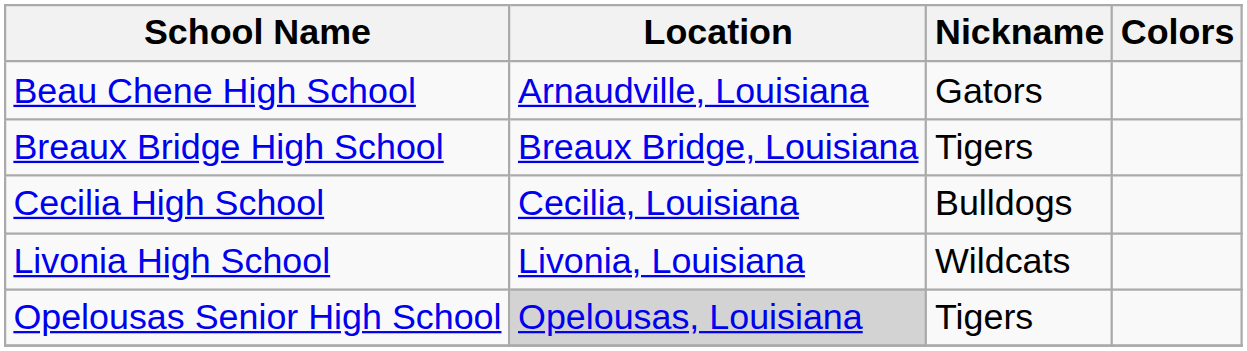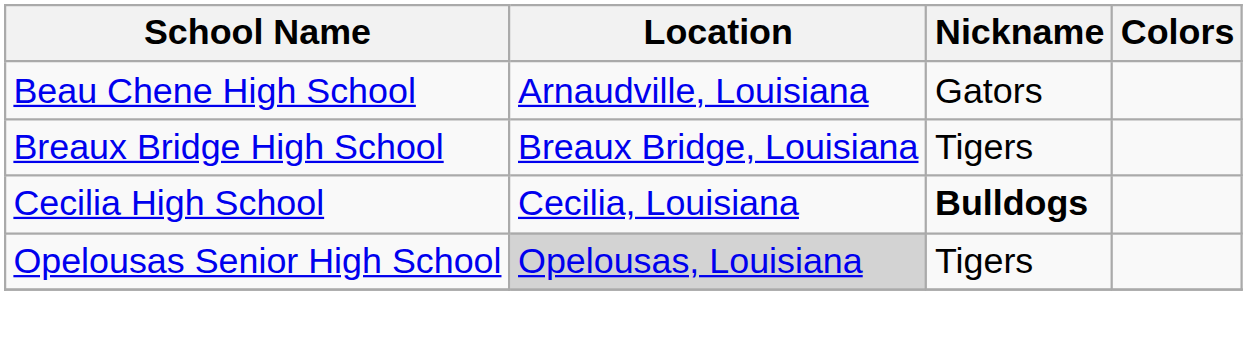(1004, 203) normal -> (1012, 203) bold
- row: (172, 260)
